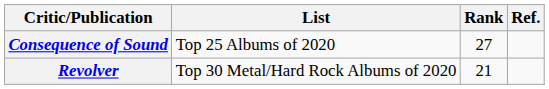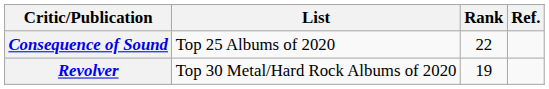(484, 44) 27 -> (484, 44) 22
(484, 71) 21 -> (484, 71) 19
